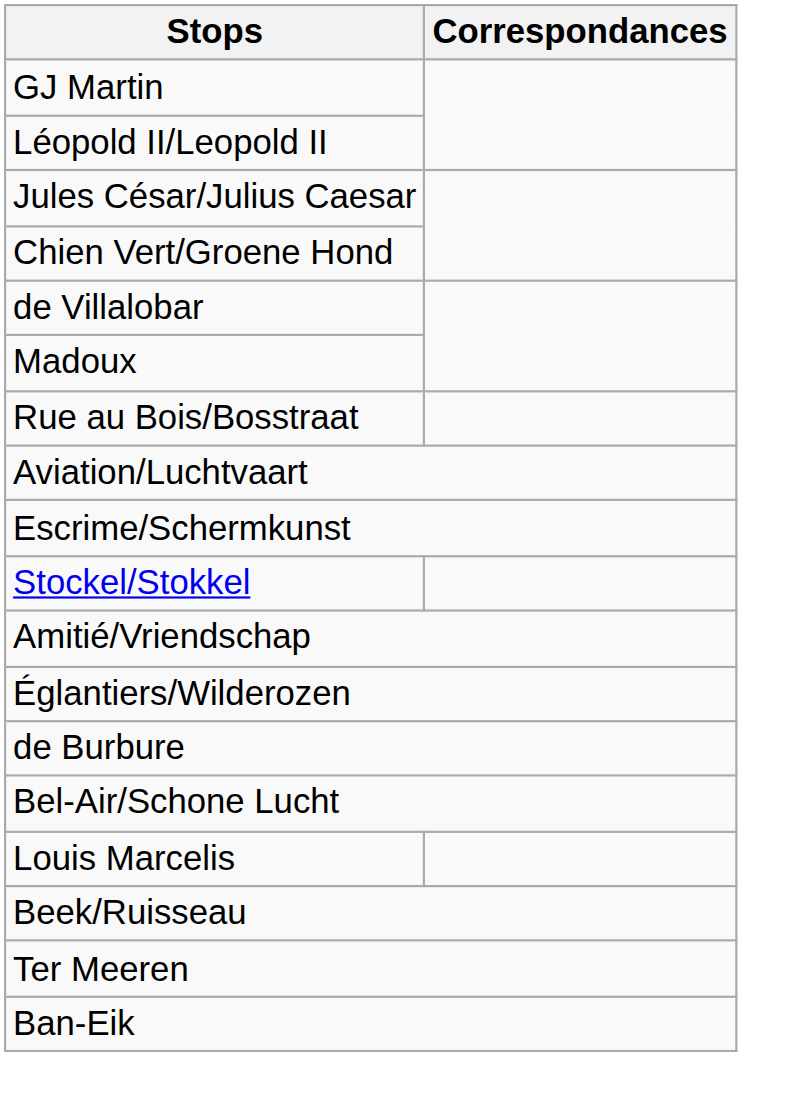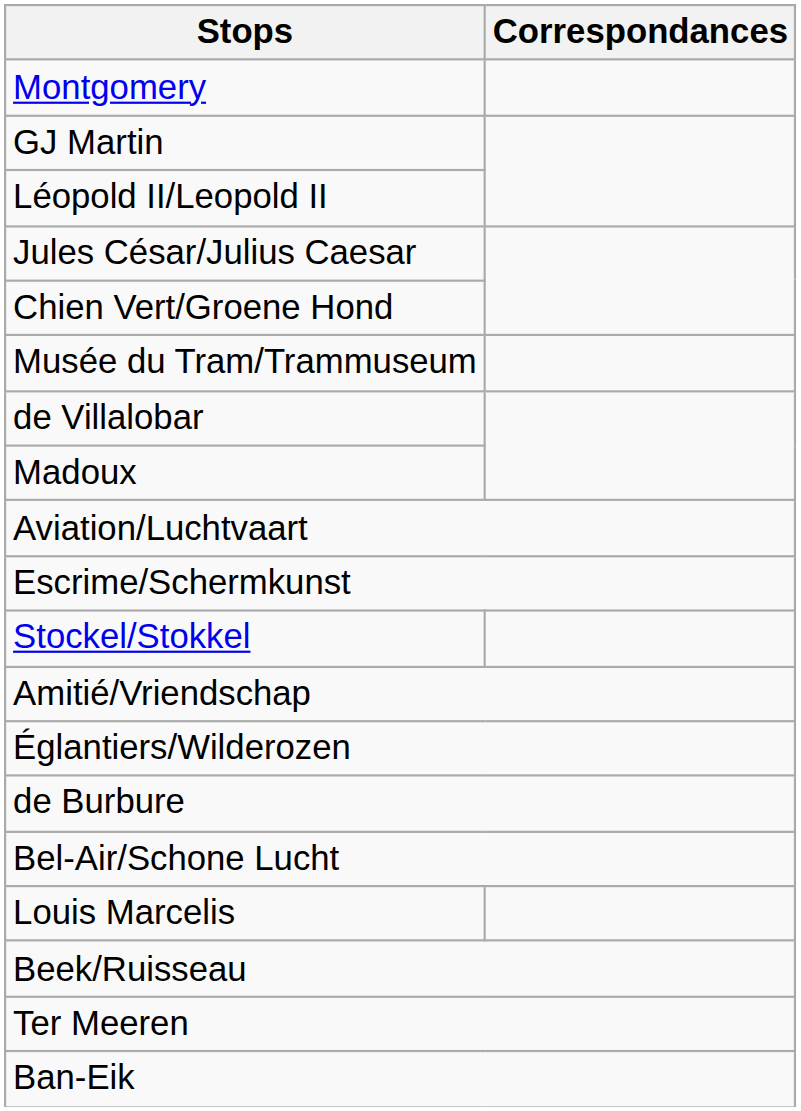+ row: (110, 87)
+ row: (245, 362)
- row: (186, 417)
